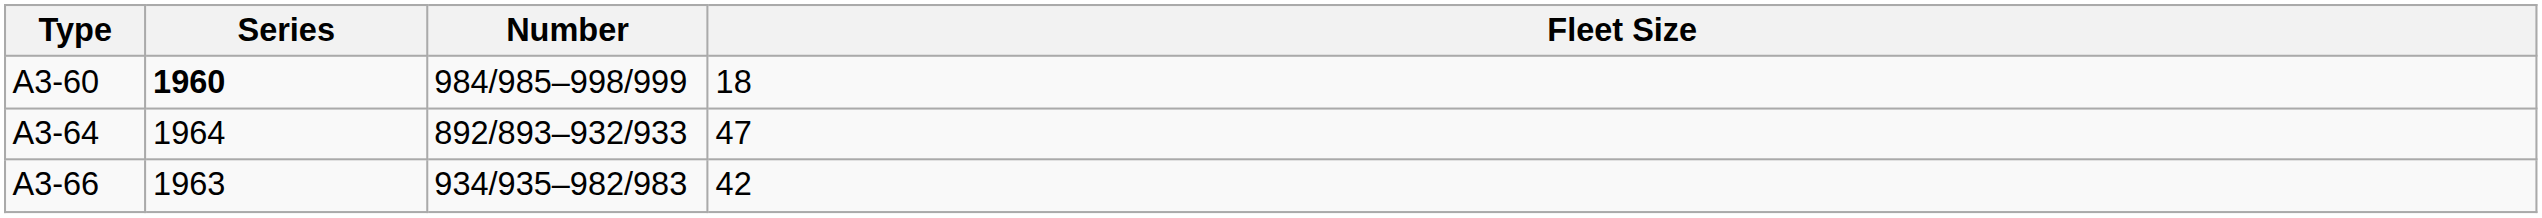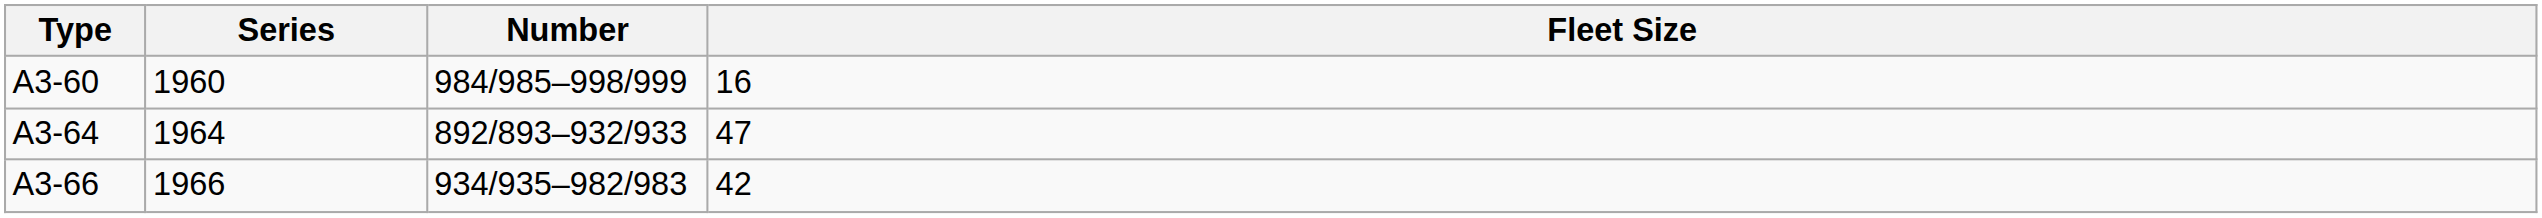(189, 81) bold -> (189, 81) normal
(734, 81) 18 -> (734, 81) 16
(189, 184) 1963 -> (189, 184) 1966
